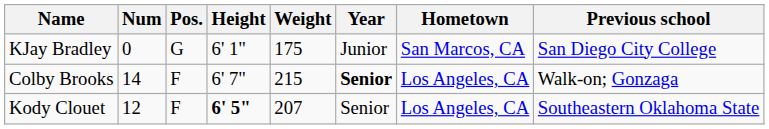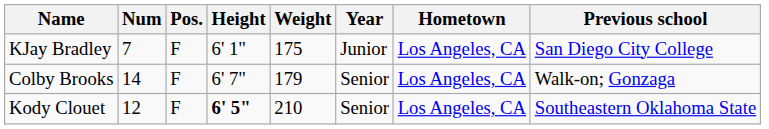(127, 49) 0 -> (127, 49) 7
(177, 49) G -> (175, 49) F
(463, 49) San Marcos, CA -> (462, 49) Los Angeles, CA
(288, 78) 215 -> (288, 78) 179
(366, 78) bold -> (365, 78) normal
(288, 108) 207 -> (288, 108) 210
